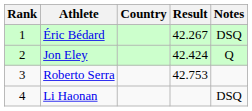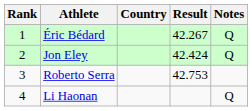(229, 34) DSQ -> (229, 34) Q
(229, 95) DSQ -> (229, 95) Q
